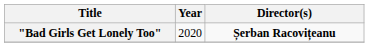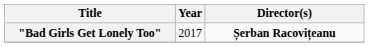(190, 32) 2020 -> (190, 32) 2017
